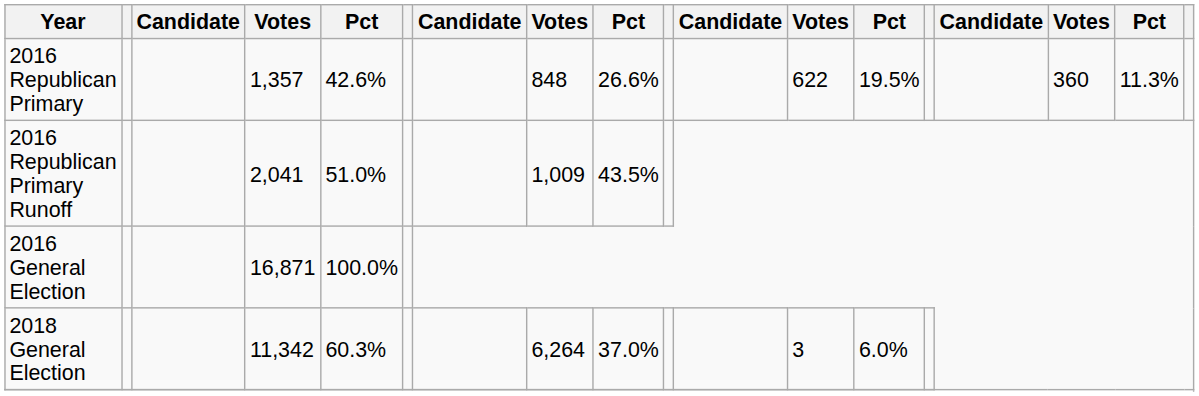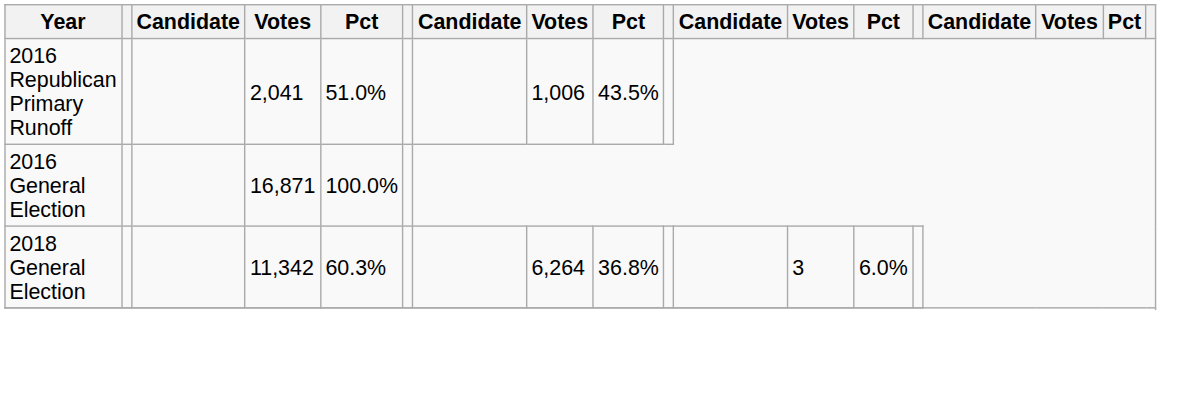- row: (63, 80)
(558, 173) 1,009 -> (558, 92) 1,006
(628, 349) 37.0% -> (628, 267) 36.8%
